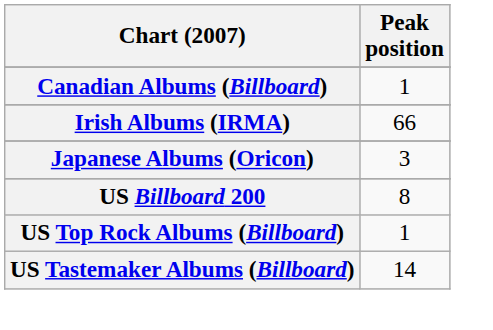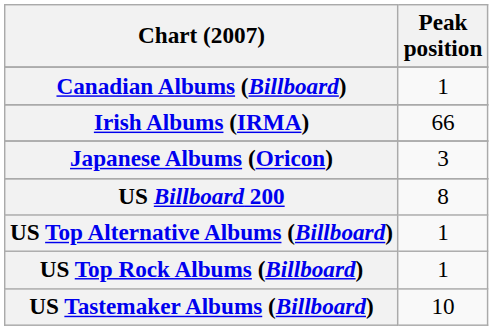+ row: (202, 232)
(405, 269) 14 -> (443, 306) 10
